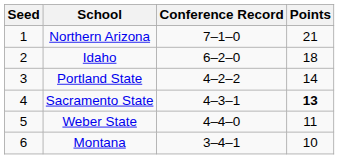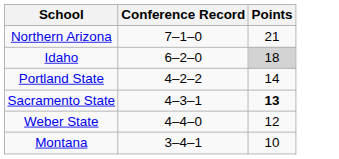- column: (24, 15)
(310, 57) no background -> (272, 57) lightgrey background
(310, 121) 11 -> (272, 121) 12
